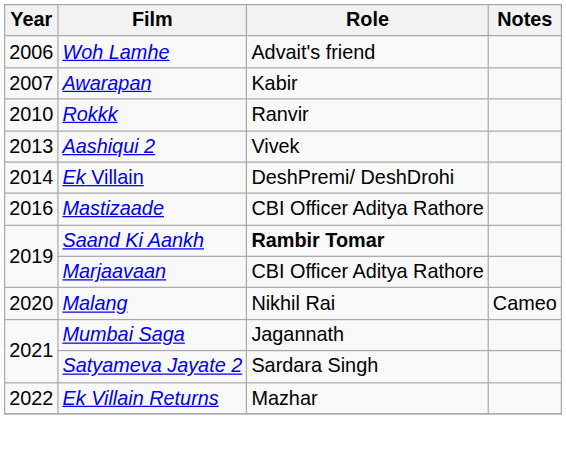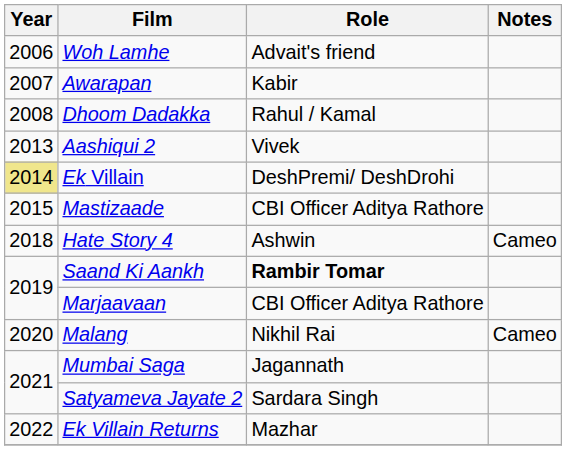+ row: (136, 114)
- row: (90, 114)
(31, 177) no background -> (31, 177) khaki background
(31, 209) 2016 -> (31, 209) 2015
+ row: (118, 240)
